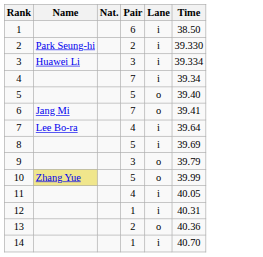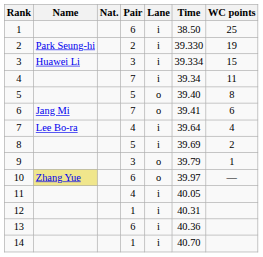+ column: (232, 12)
(133, 177) 5 -> (133, 177) 6
(189, 177) 39.99 -> (189, 177) 39.97
(133, 227) 2 -> (133, 227) 6
(159, 227) o -> (159, 227) i
